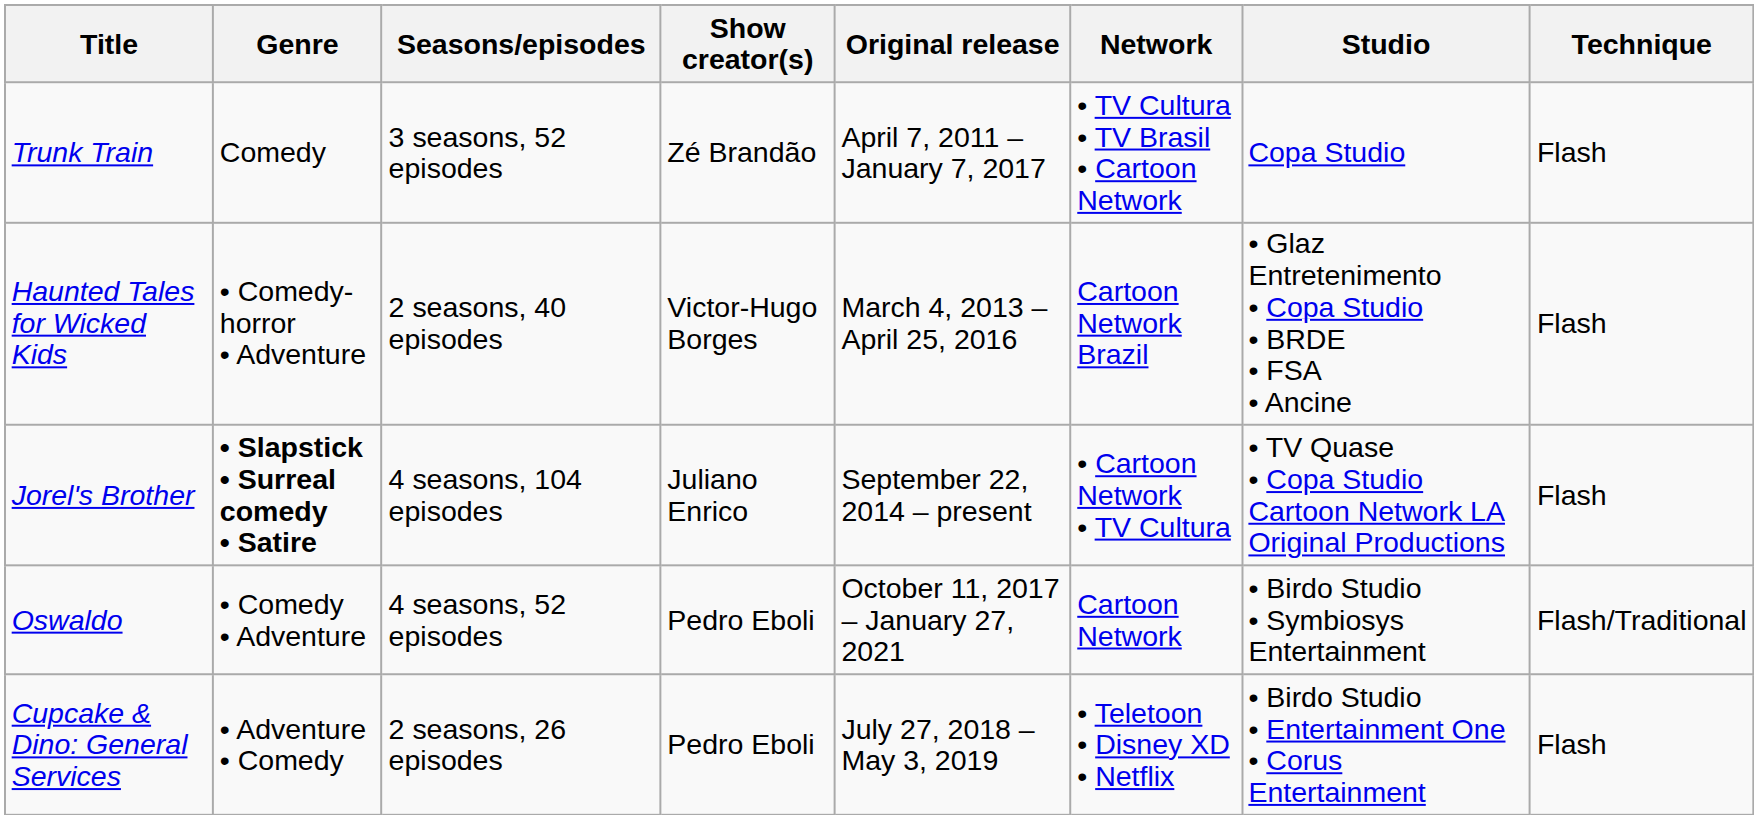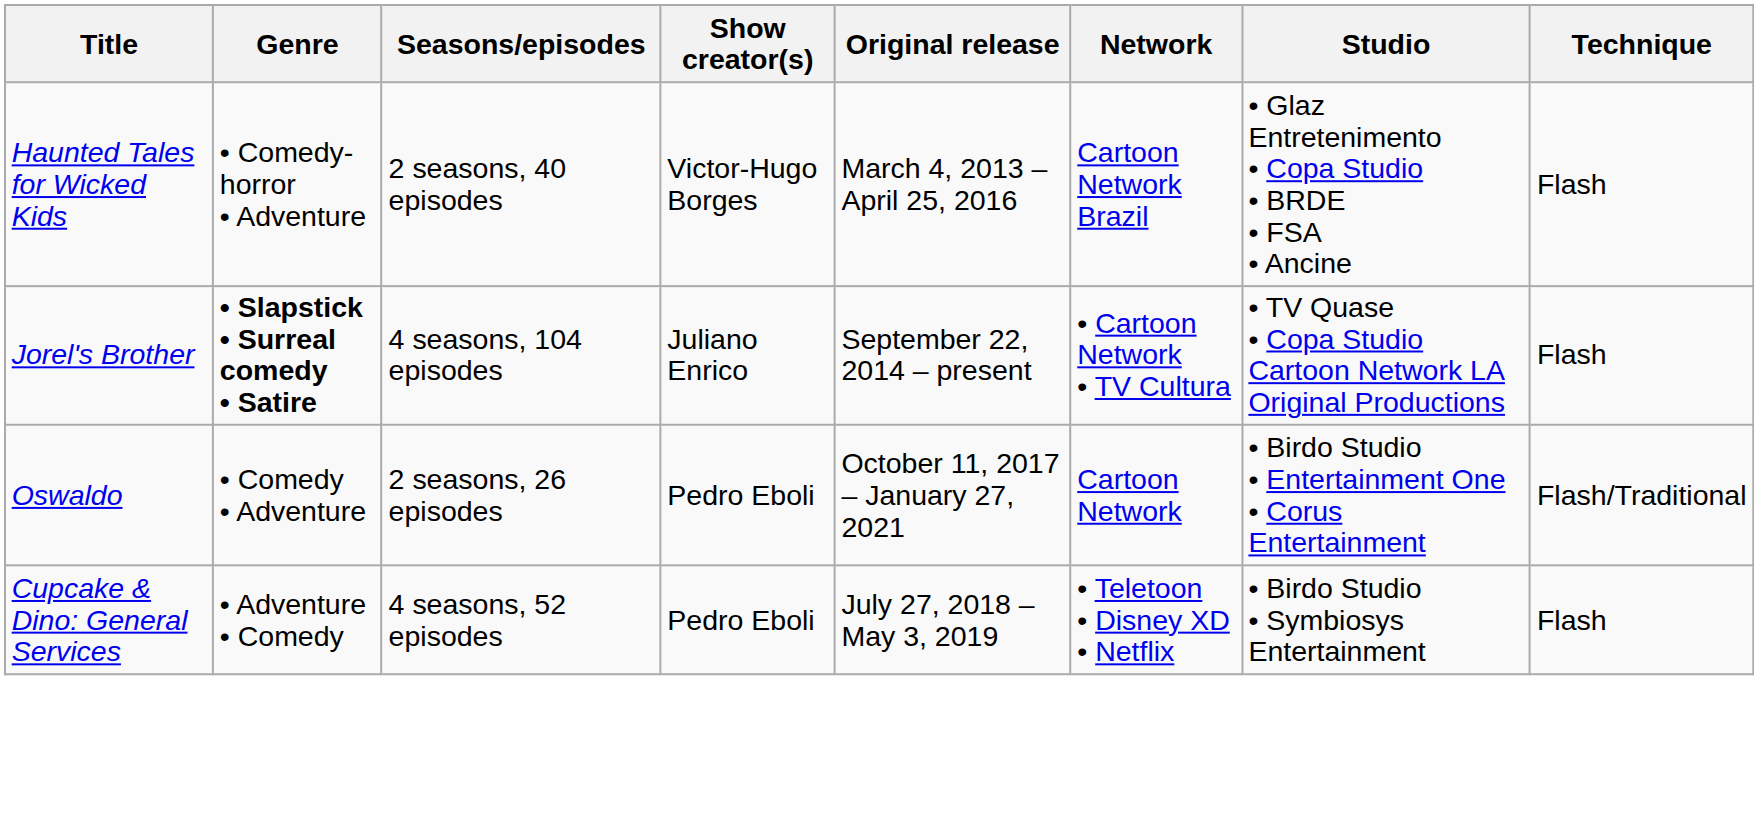- row: (82, 152)
(477, 620) 4 seasons, 52 episodes -> (477, 496) 2 seasons, 26 episodes
(1337, 620) • Birdo Studio • Symbiosys Entertainment -> (1377, 496) • Birdo Studio • Entertainment One • Corus Entertainment
(477, 744) 2 seasons, 26 episodes -> (477, 620) 4 seasons, 52 episodes
(1377, 744) • Birdo Studio • Entertainment One • Corus Entertainment -> (1337, 620) • Birdo Studio • Symbiosys Entertainment
